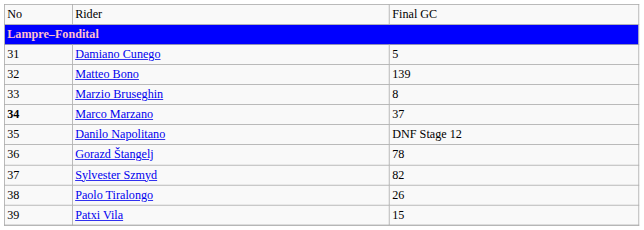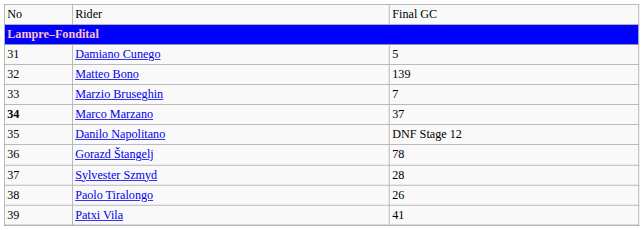(395, 94) 8 -> (395, 94) 7
(398, 175) 82 -> (398, 175) 28
(398, 215) 15 -> (398, 215) 41
